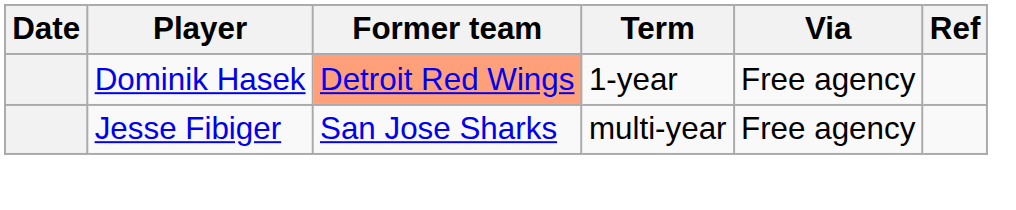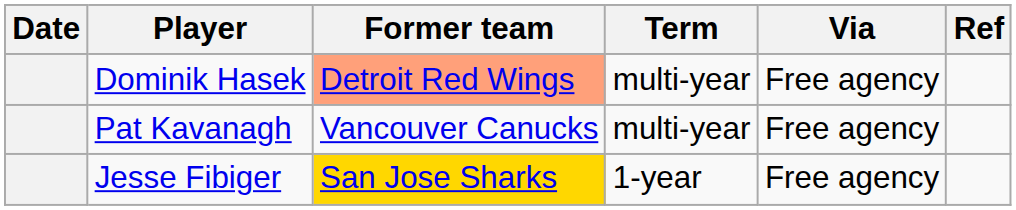(633, 79) 1-year -> (682, 79) multi-year
+ row: (193, 128)
(439, 128) no background -> (439, 178) gold background
(658, 128) multi-year -> (657, 178) 1-year
